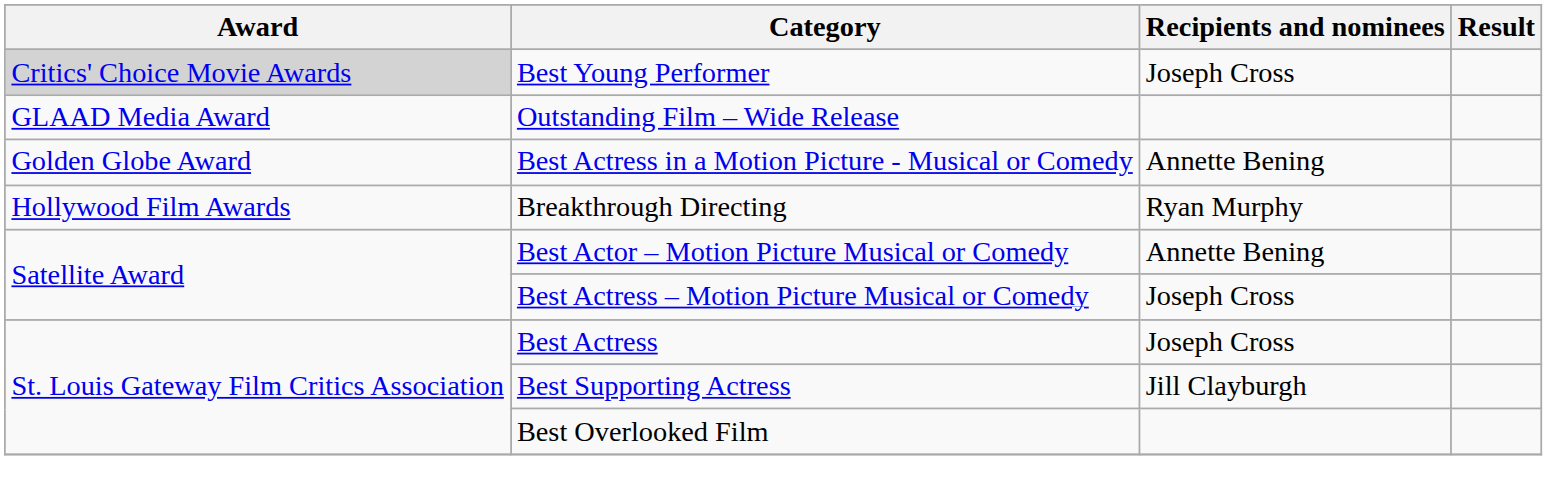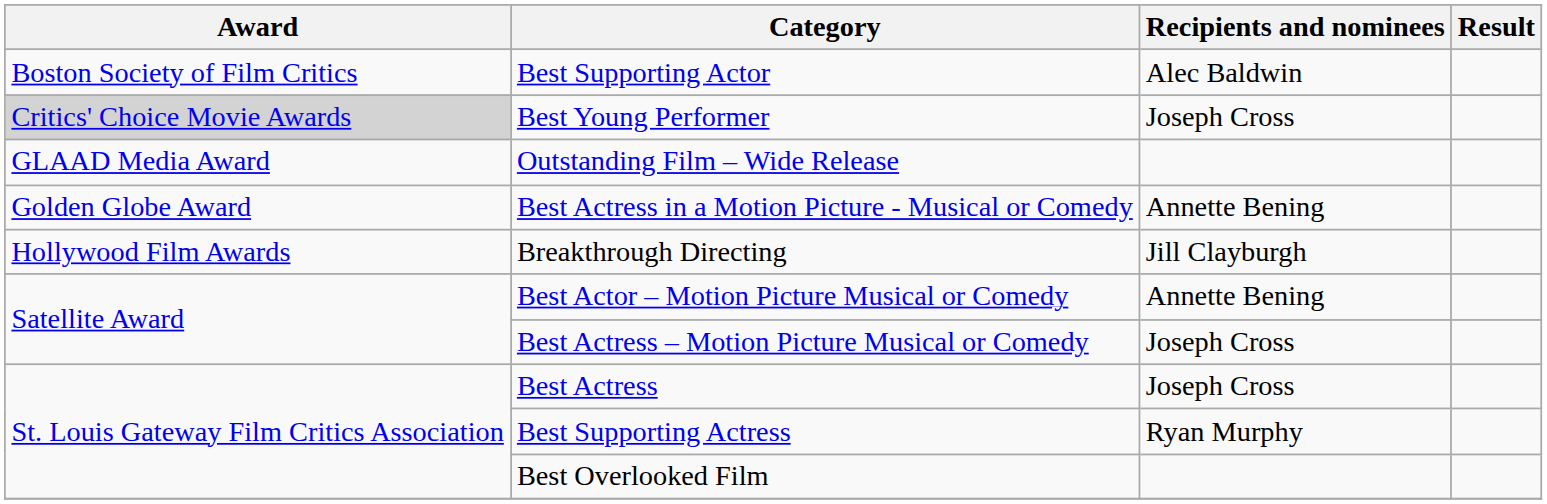+ row: (644, 71)
(1224, 206) Ryan Murphy -> (1226, 251) Jill Clayburgh
(1226, 386) Jill Clayburgh -> (1224, 431) Ryan Murphy
